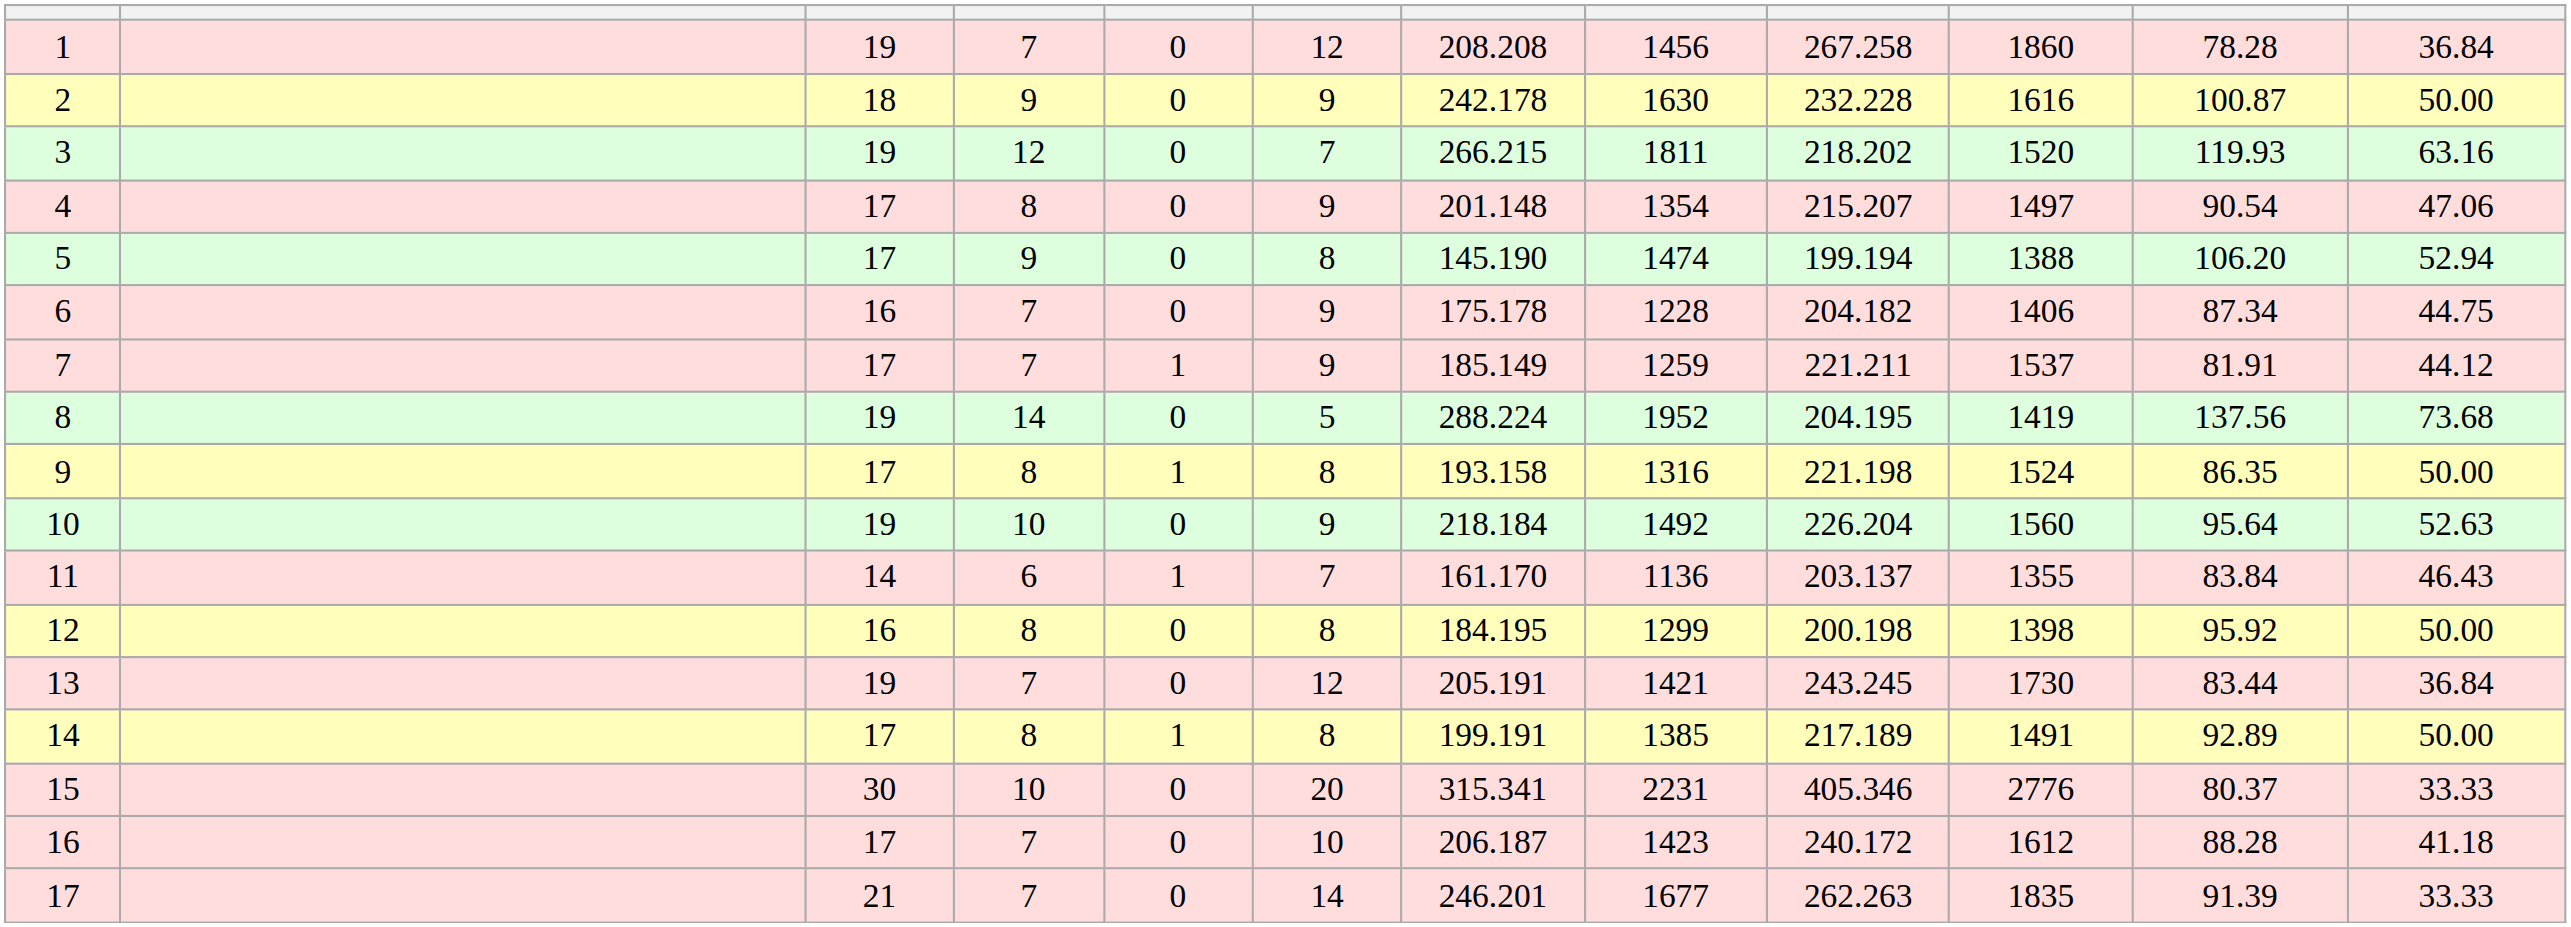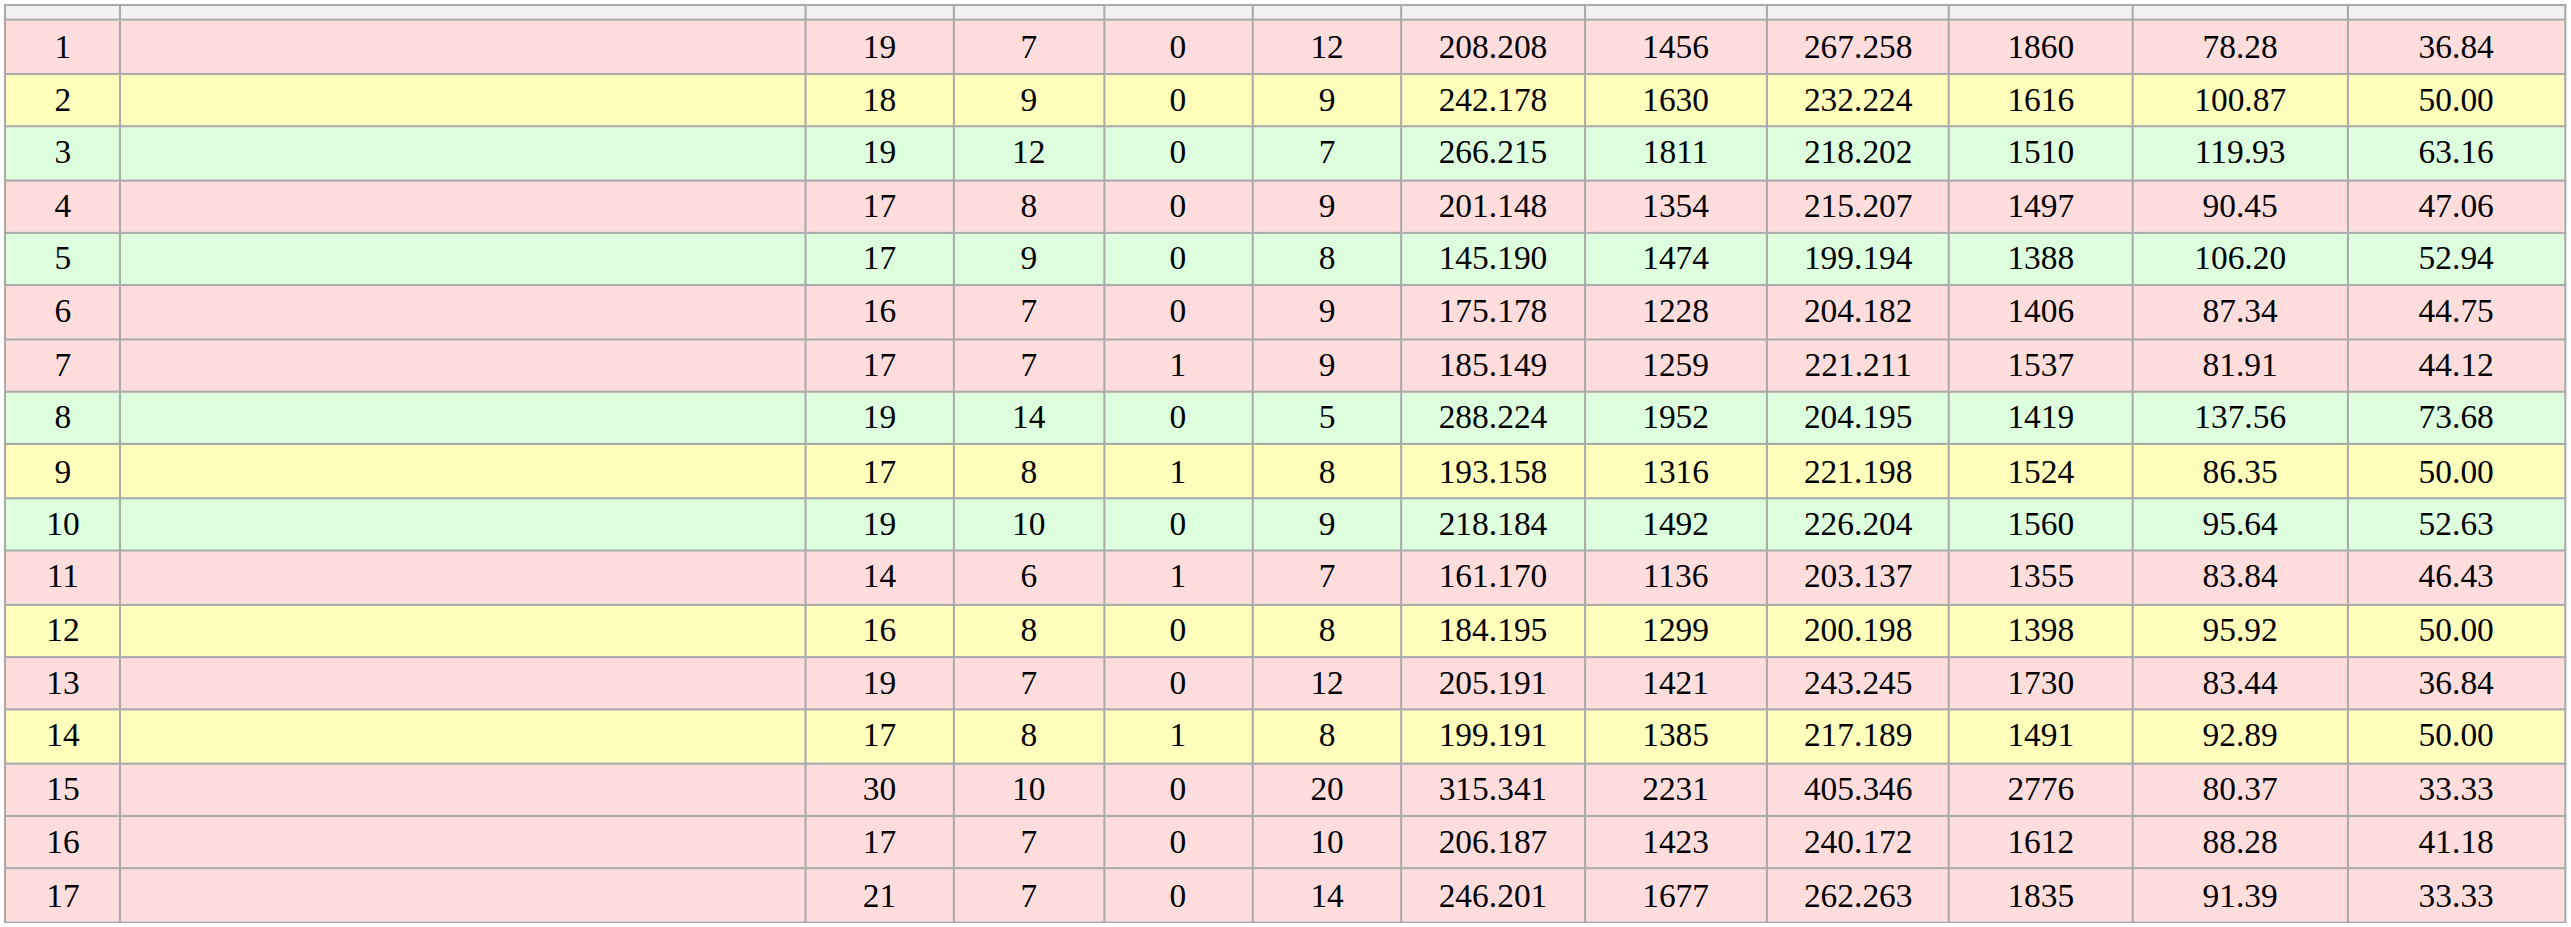(1858, 99) 232.228 -> (1858, 99) 232.224
(2041, 152) 1520 -> (2041, 152) 1510
(2240, 205) 90.54 -> (2240, 205) 90.45
